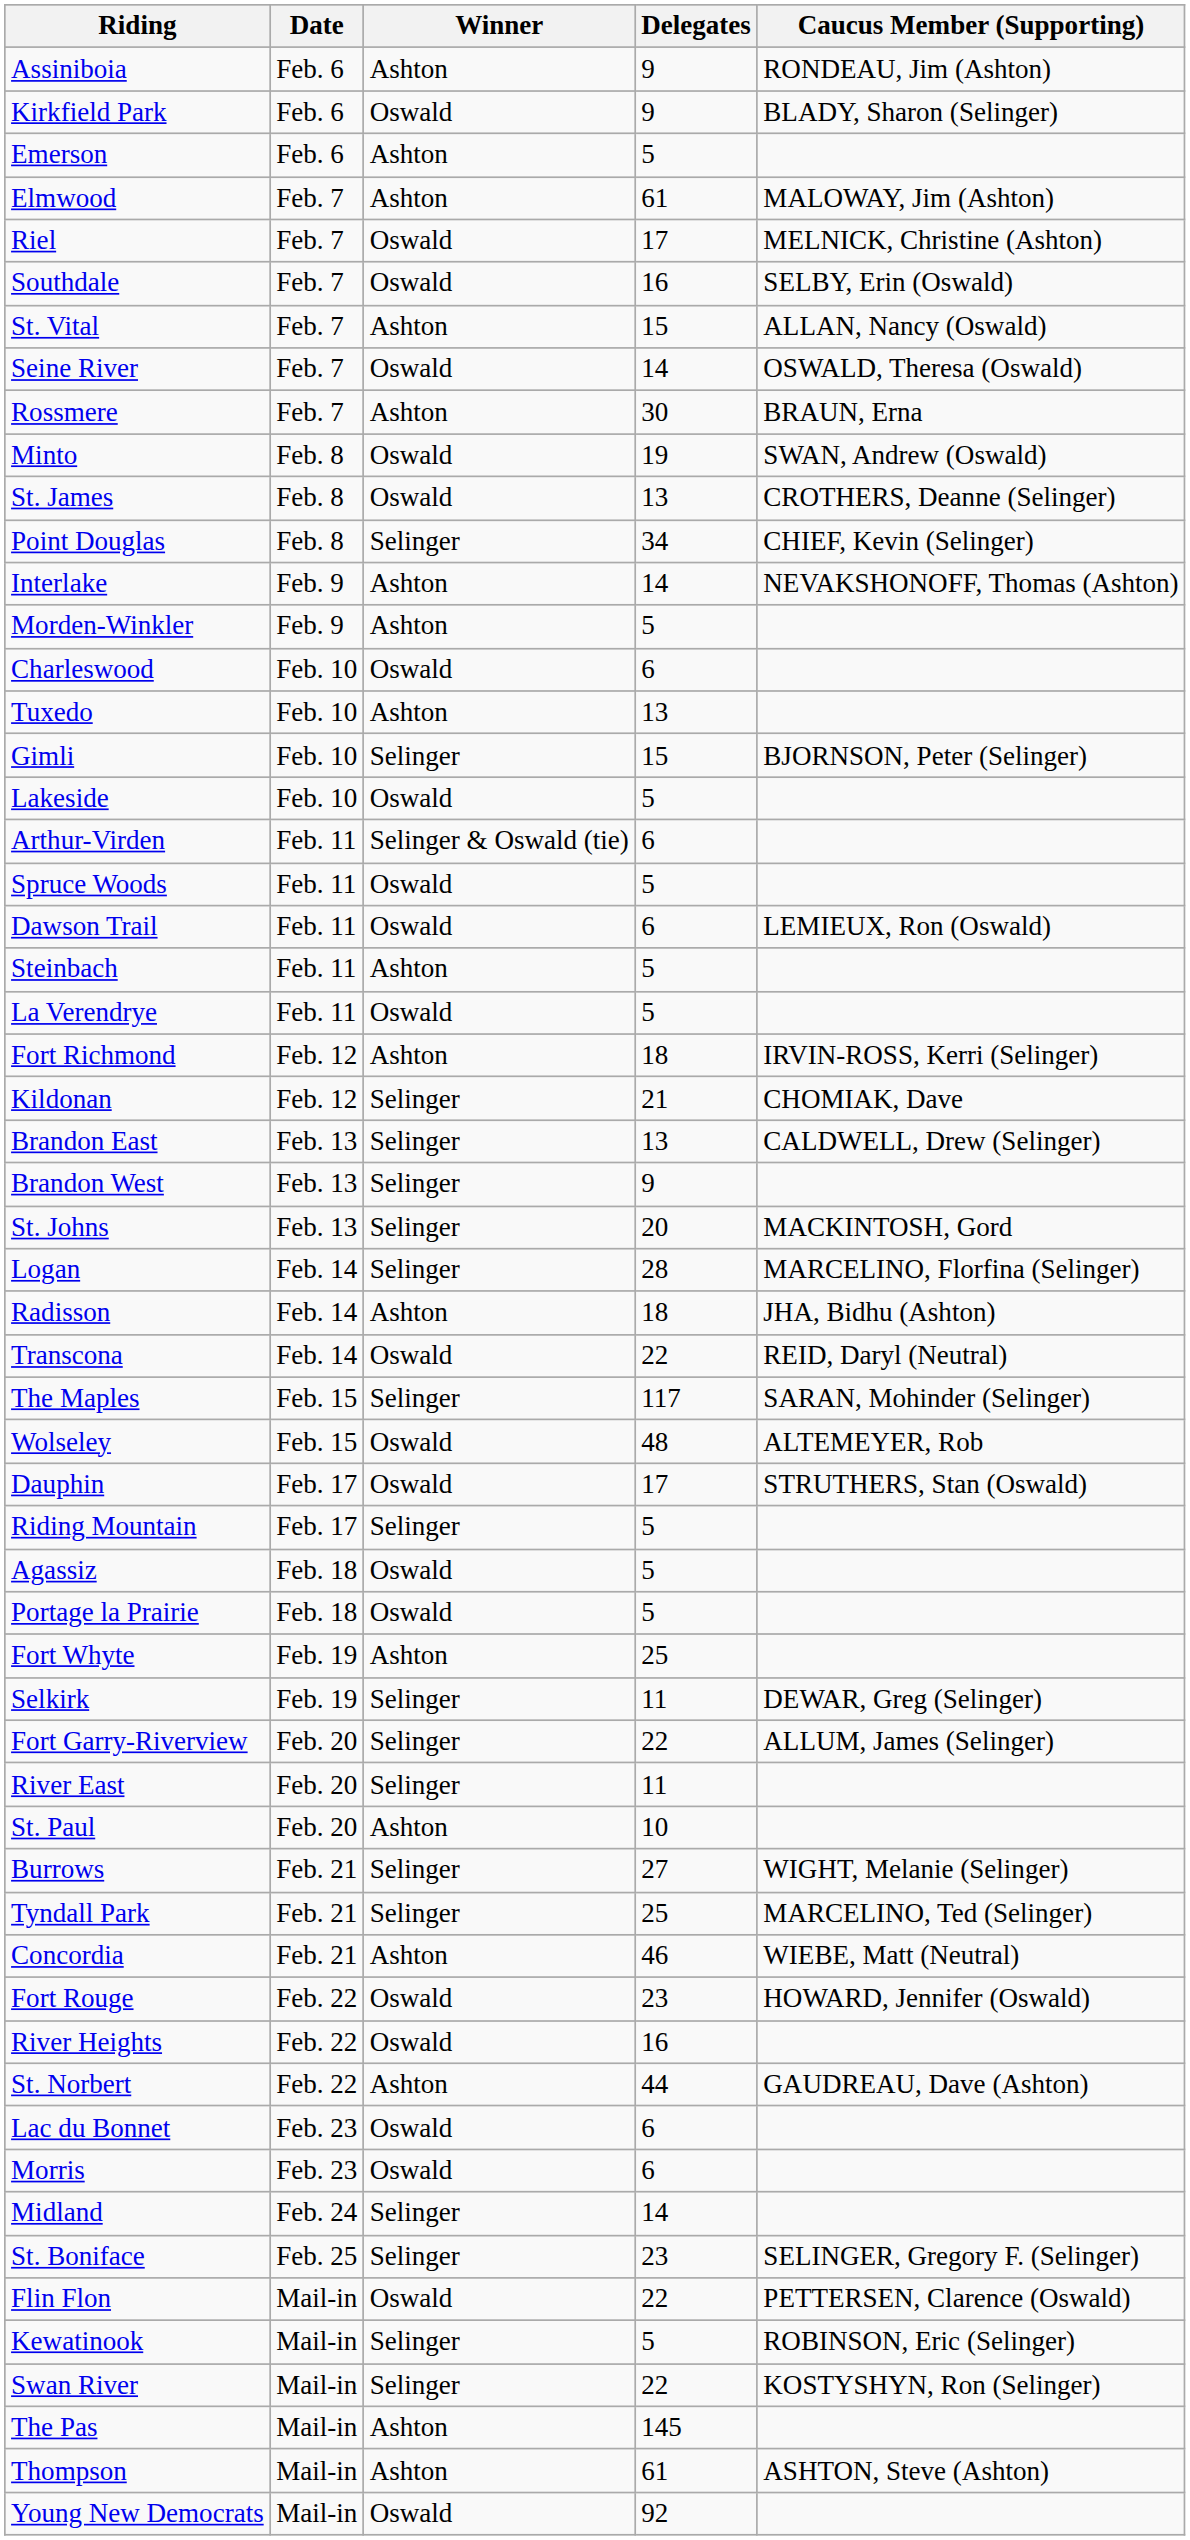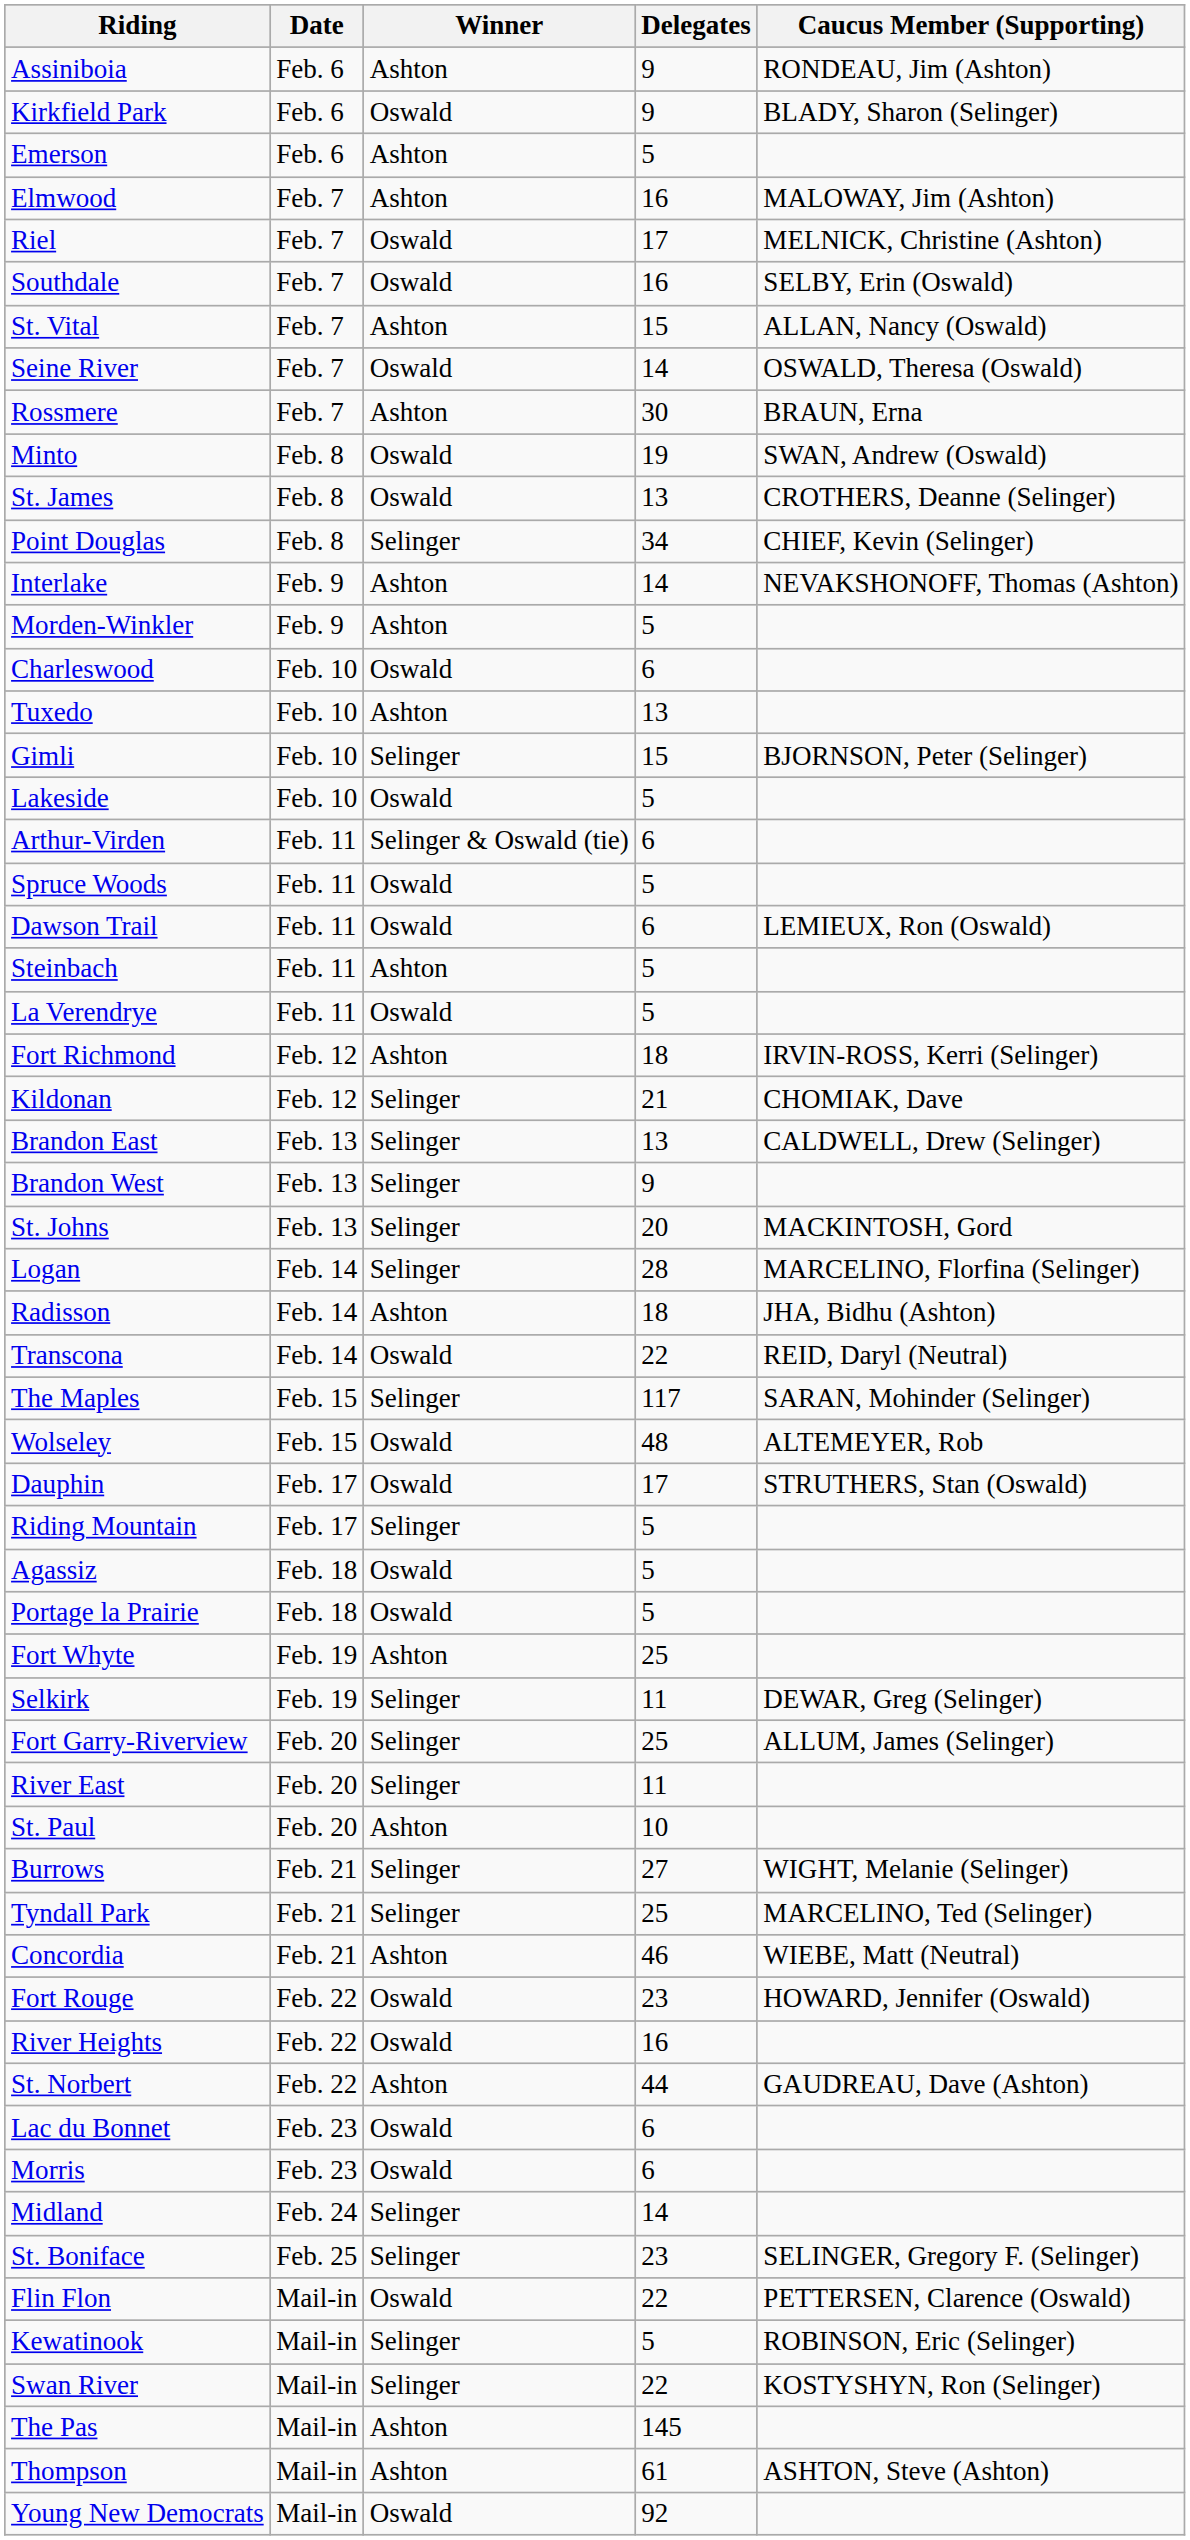(655, 197) 61 -> (655, 197) 16
(655, 1741) 22 -> (655, 1741) 25
